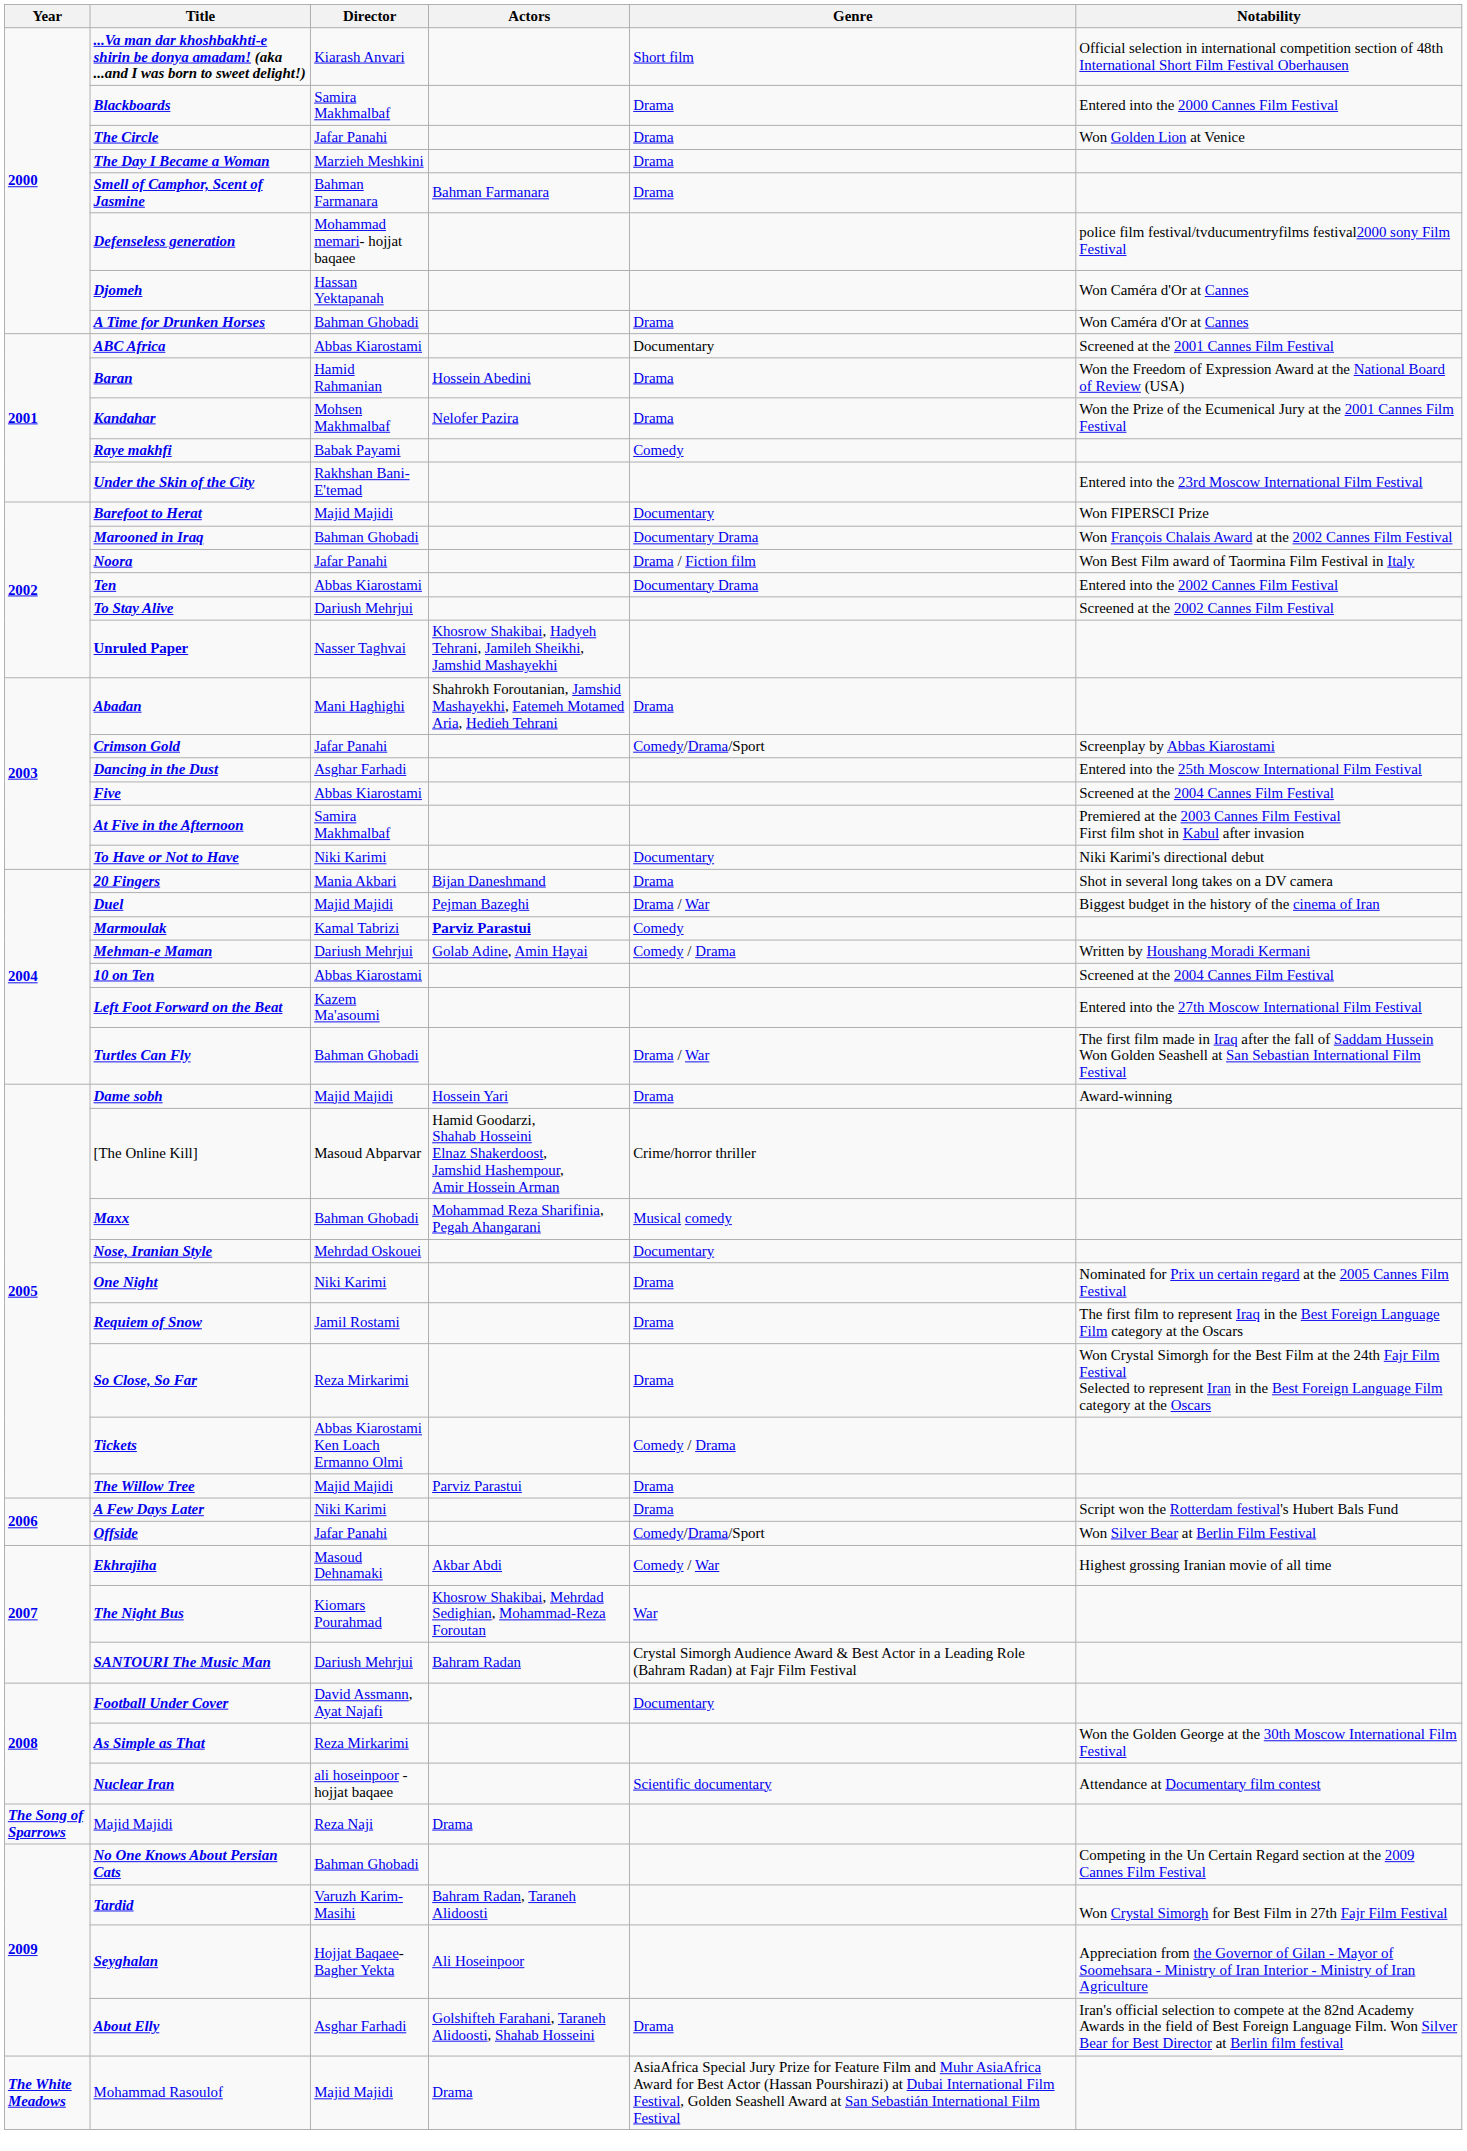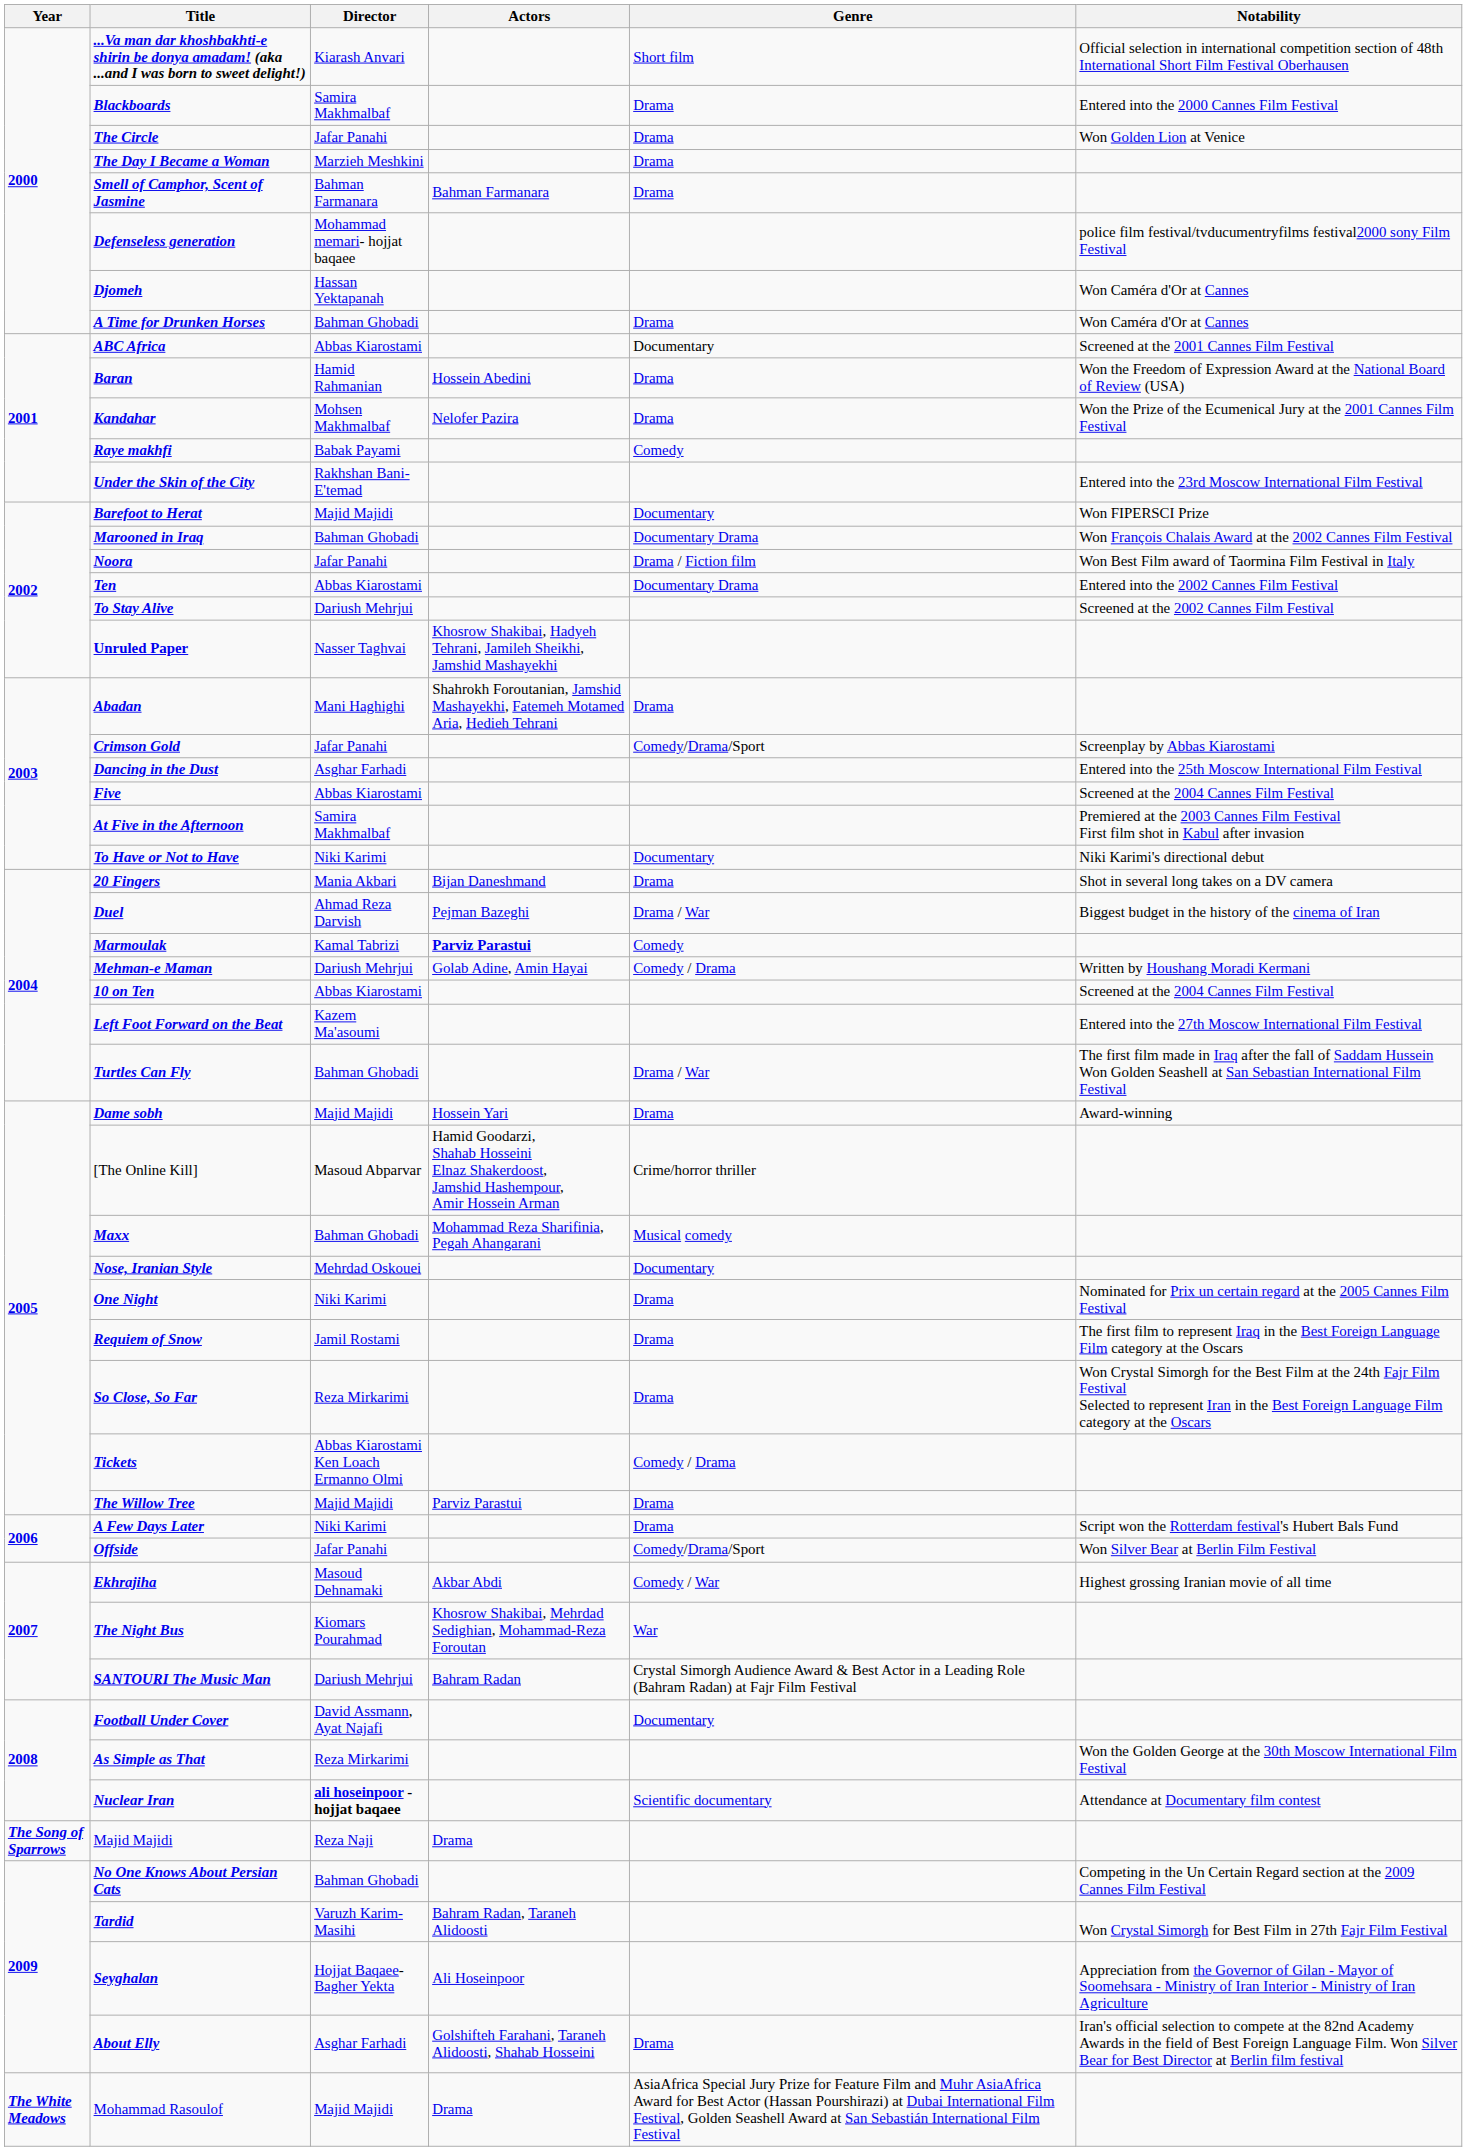(354, 904) Majid Majidi -> (353, 912) Ahmad Reza Darvish
(361, 1783) normal -> (363, 1800) bold
